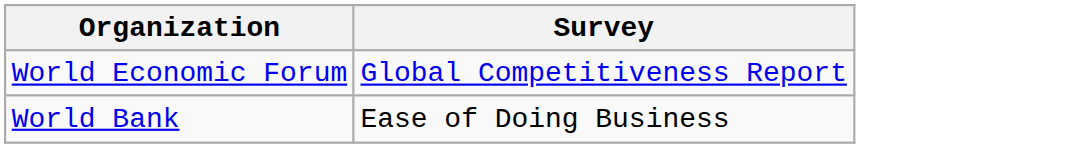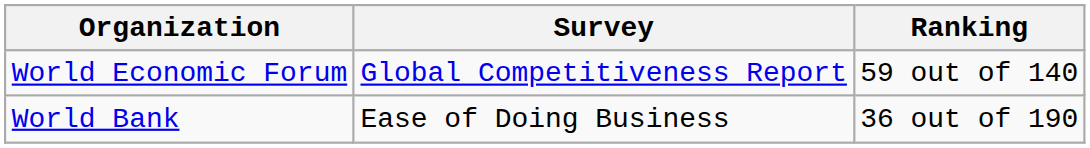+ column: (969, 28)
